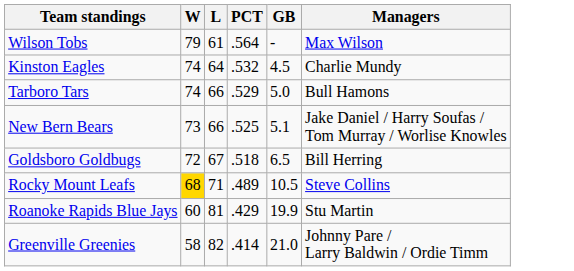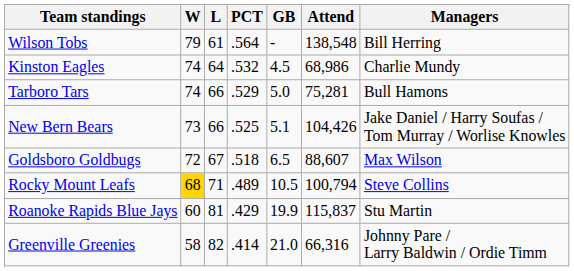+ column: (331, 17)
(344, 42) Max Wilson -> (402, 42) Bill Herring
(344, 160) Bill Herring -> (403, 160) Max Wilson
